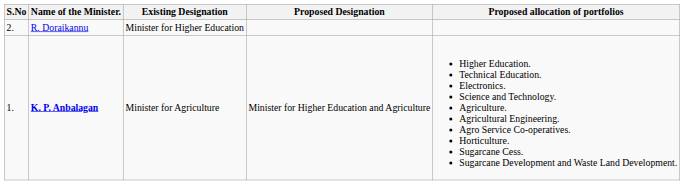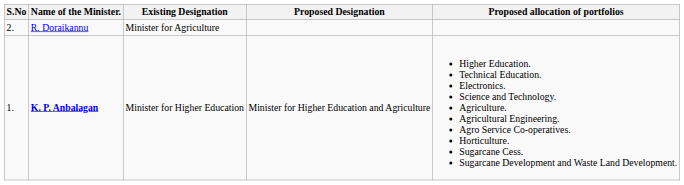(185, 27) Minister for Higher Education -> (172, 27) Minister for Agriculture
(172, 107) Minister for Agriculture -> (185, 107) Minister for Higher Education
